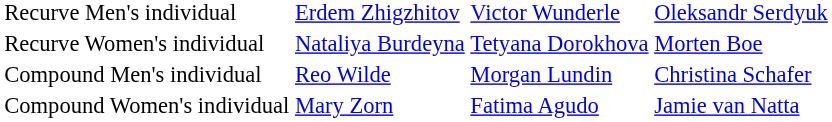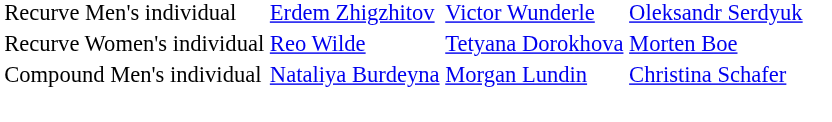(380, 43) Nataliya Burdeyna -> (318, 43) Reo Wilde
(343, 74) Reo Wilde -> (355, 74) Nataliya Burdeyna
- row: (147, 105)
